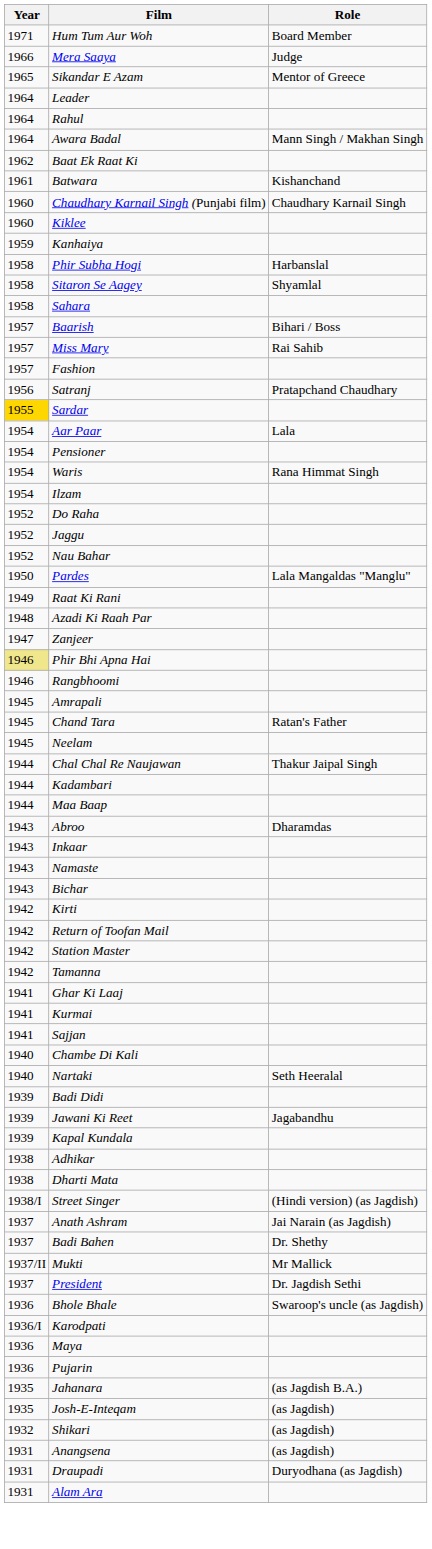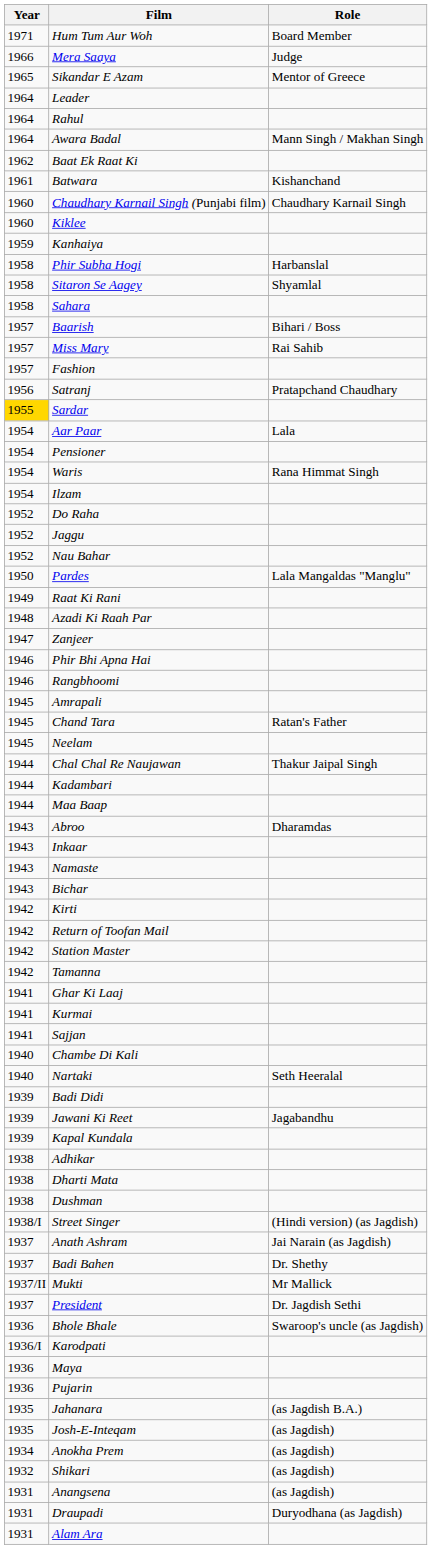(21, 659) khaki background -> (21, 659) no background
+ row: (77, 1200)
+ row: (88, 1450)
